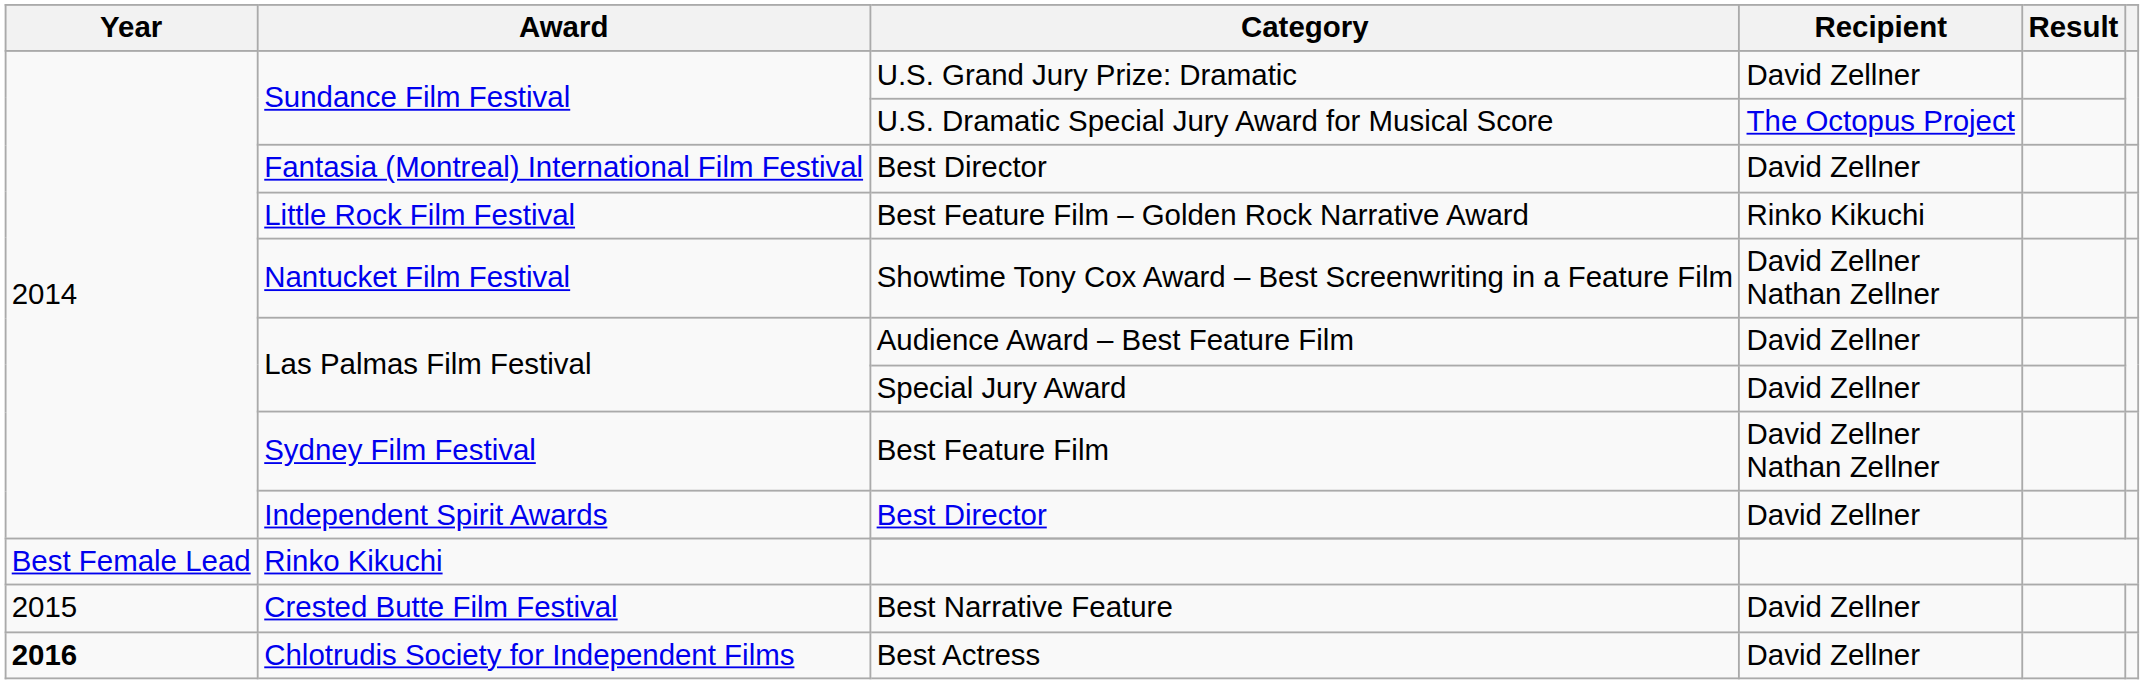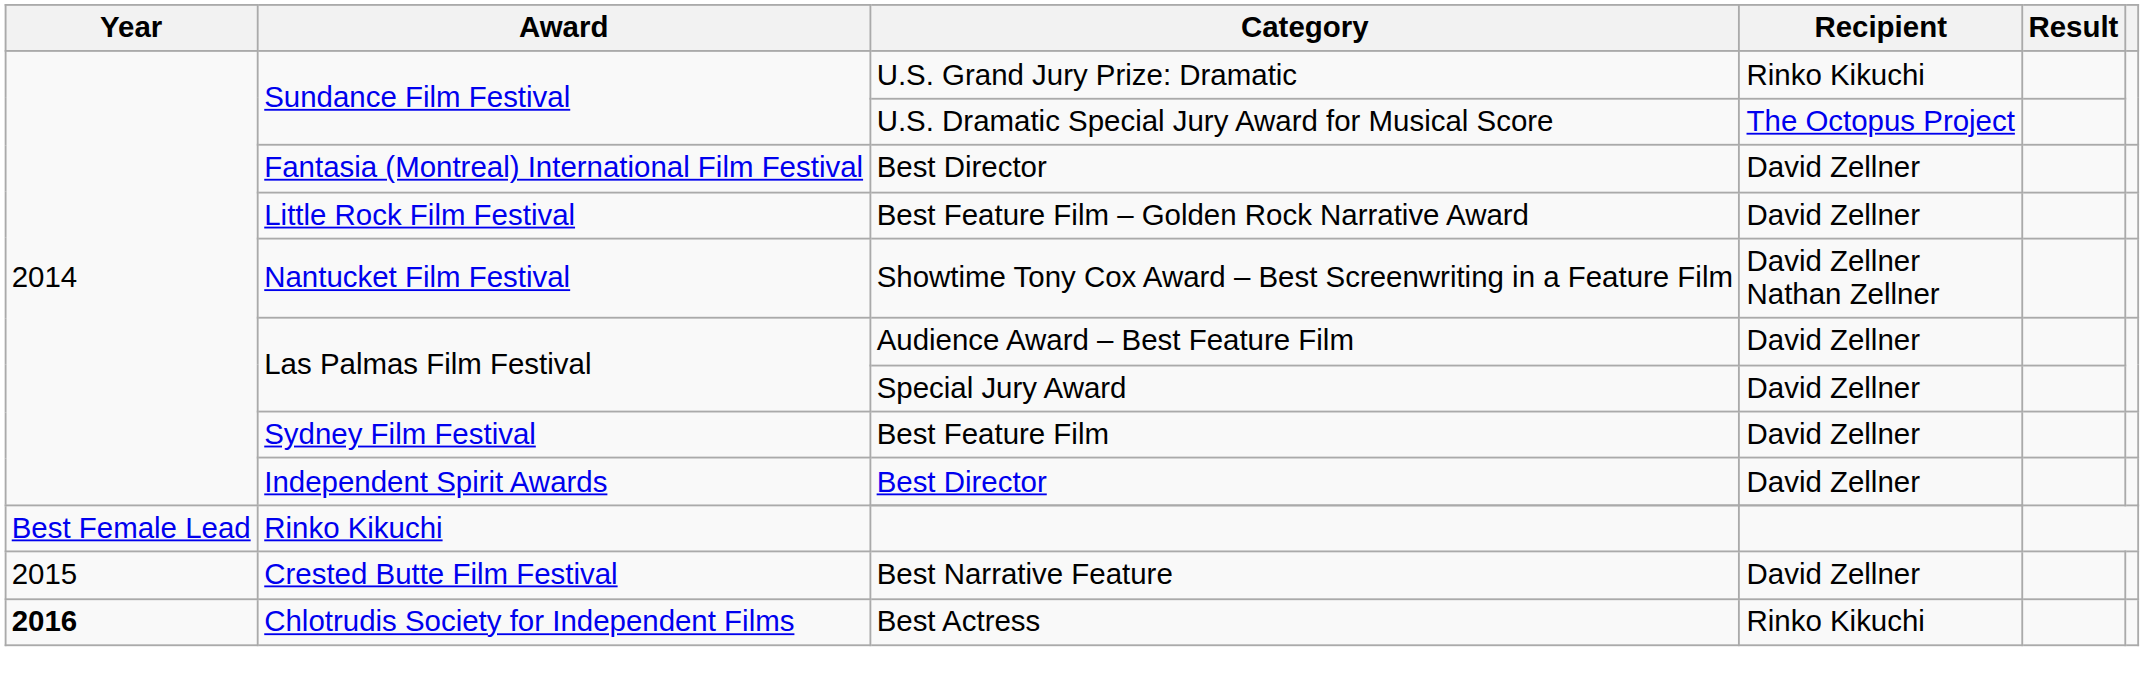(1833, 74) David Zellner -> (1836, 74) Rinko Kikuchi
(1836, 214) Rinko Kikuchi -> (1833, 214) David Zellner
(1843, 451) David Zellner Nathan Zellner -> (1833, 434) David Zellner
(1833, 654) David Zellner -> (1836, 621) Rinko Kikuchi
